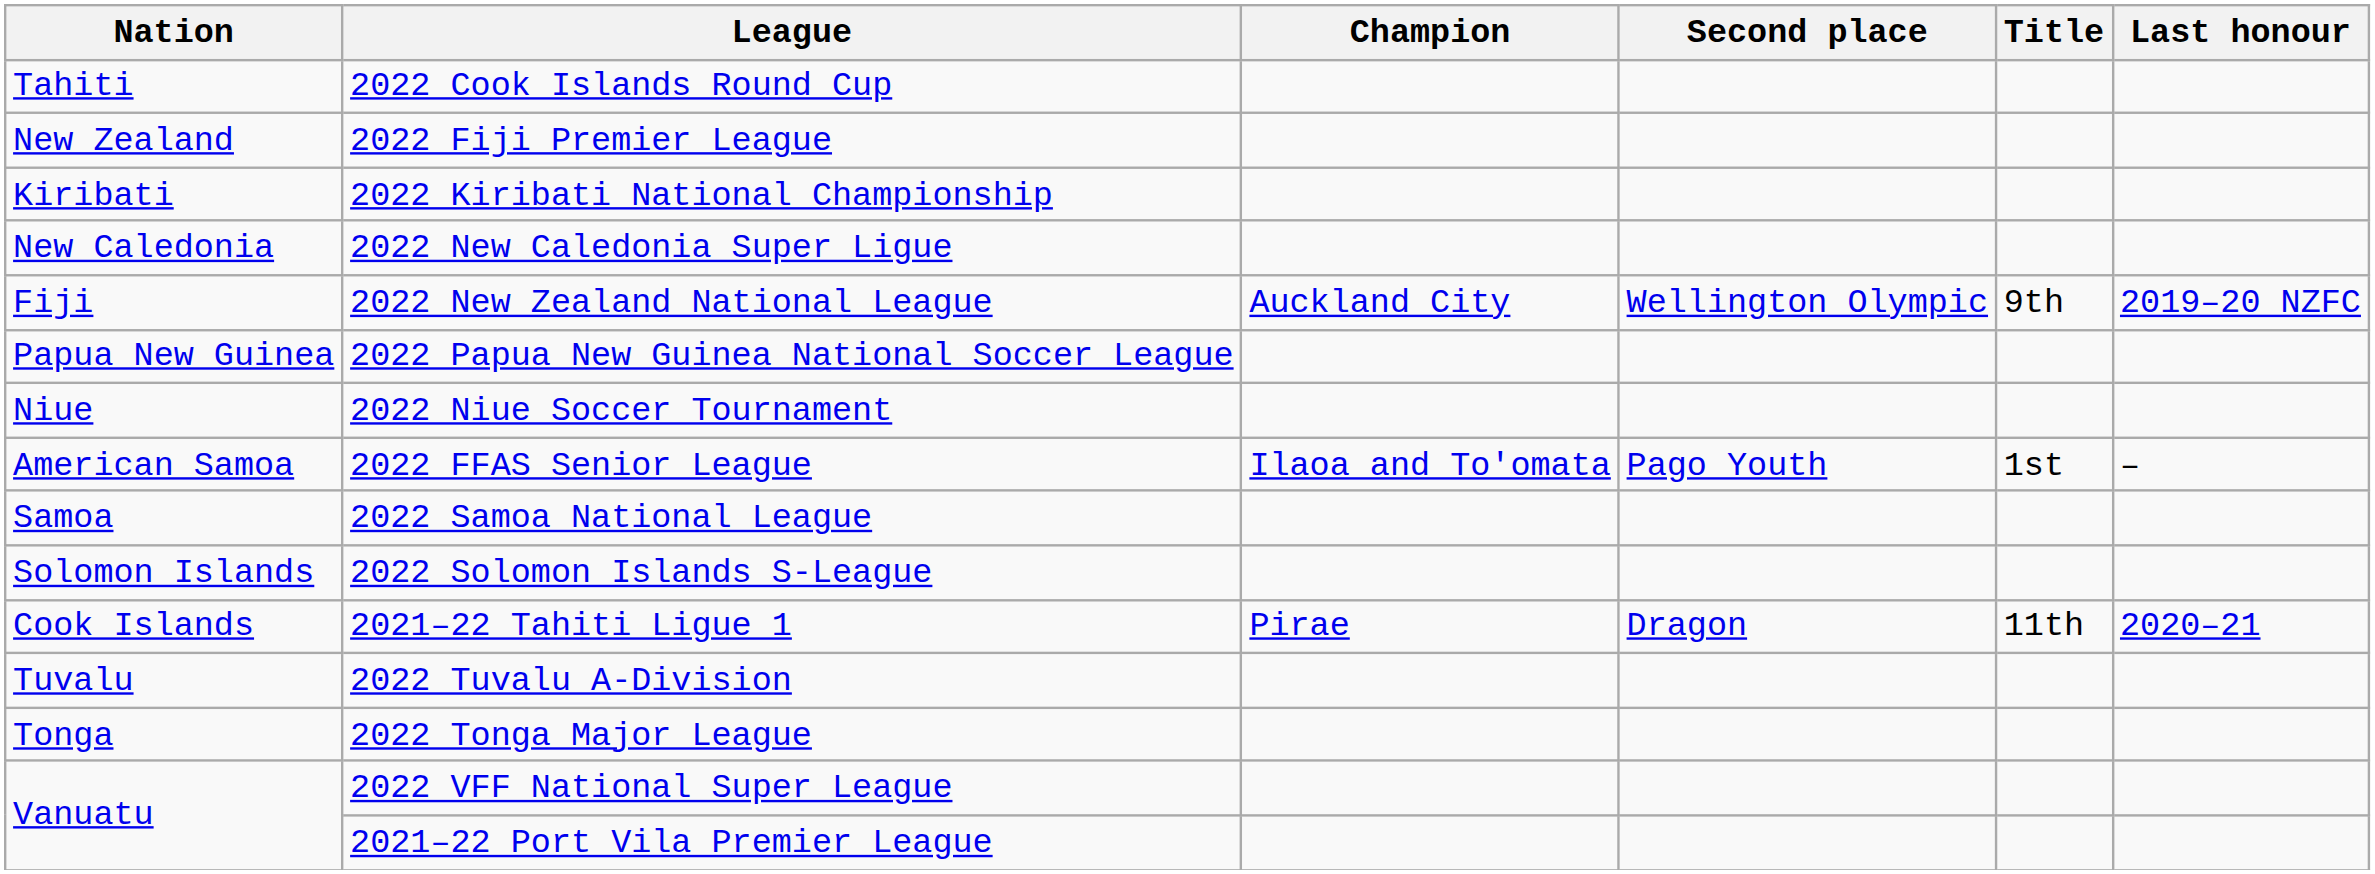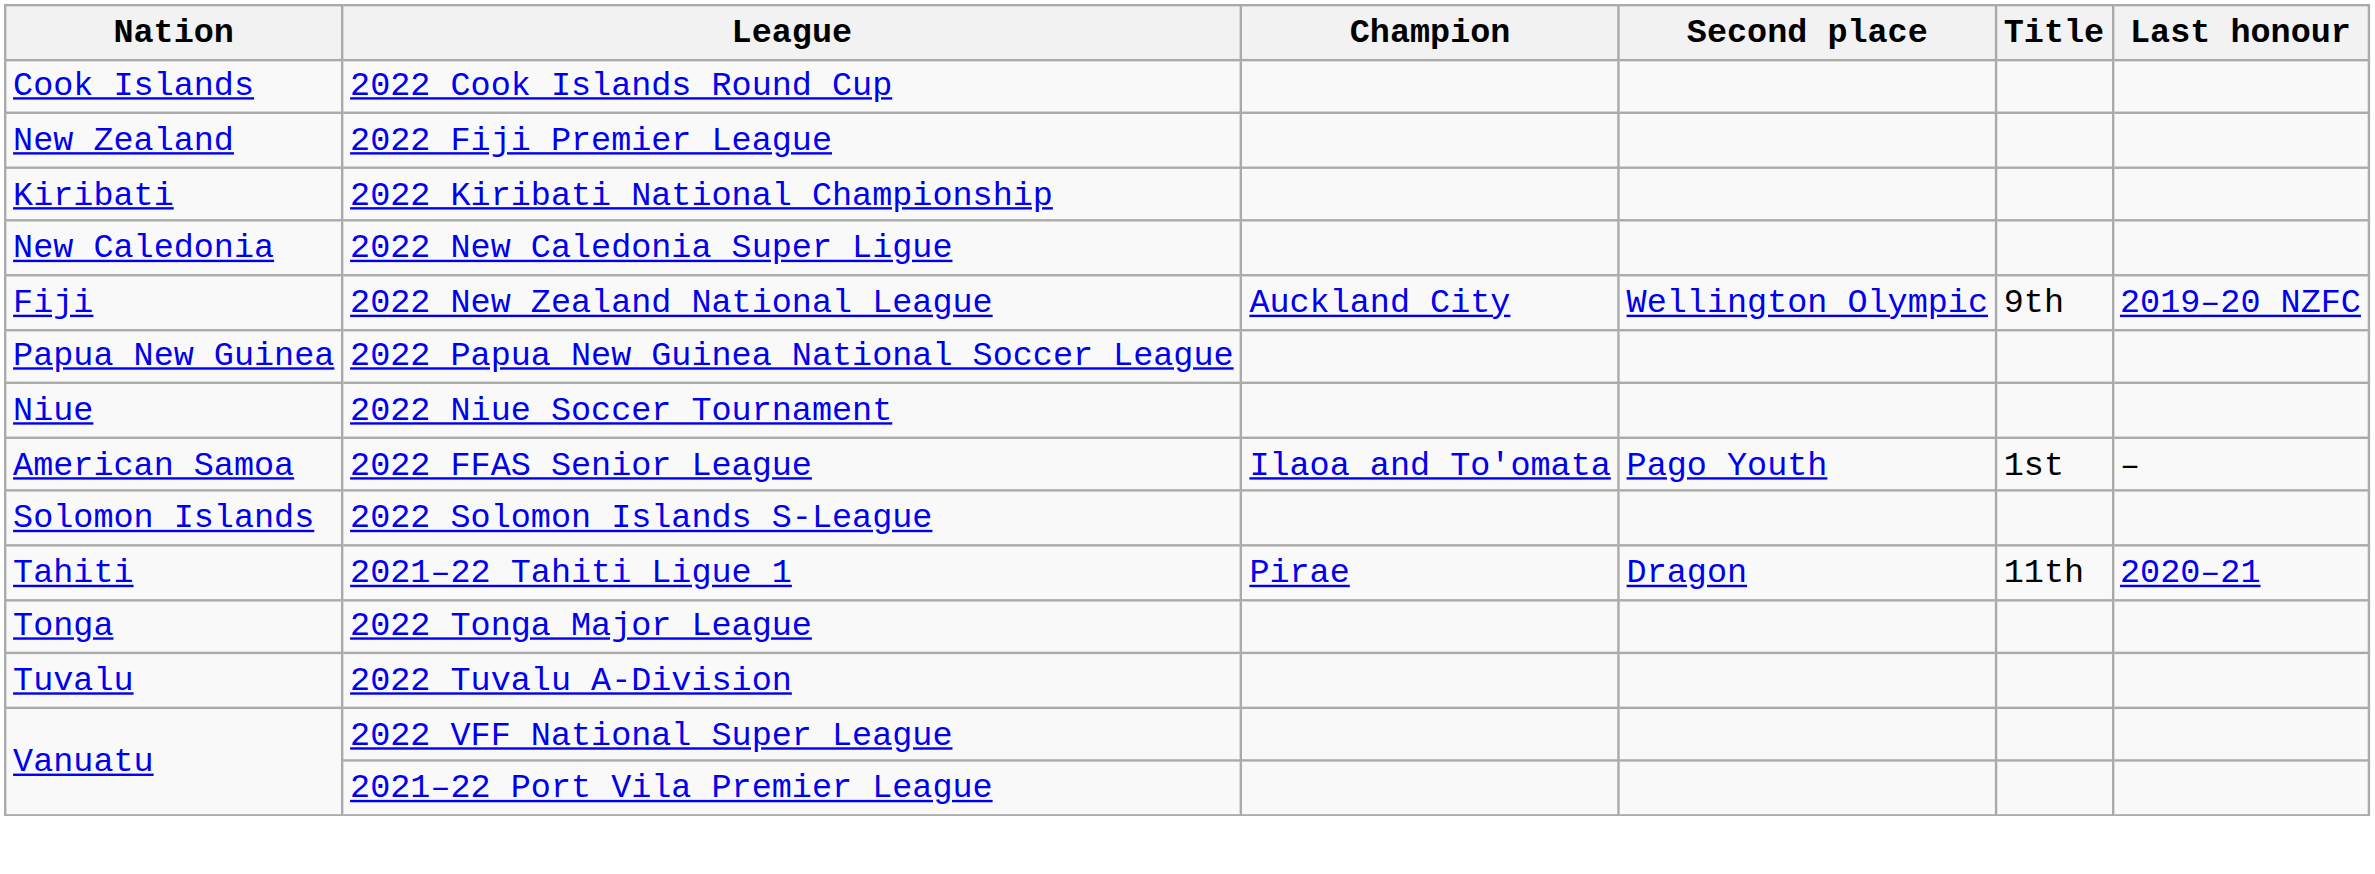(73, 86) Tahiti -> (134, 86) Cook Islands
- row: (611, 518)
(134, 626) Cook Islands -> (73, 572) Tahiti
rows swapped: (581, 734) <-> (571, 680)
